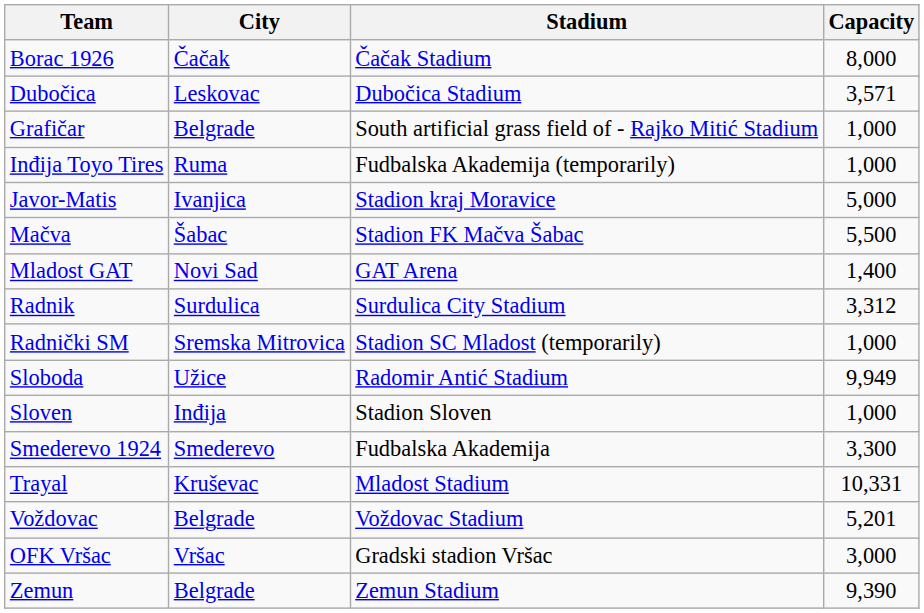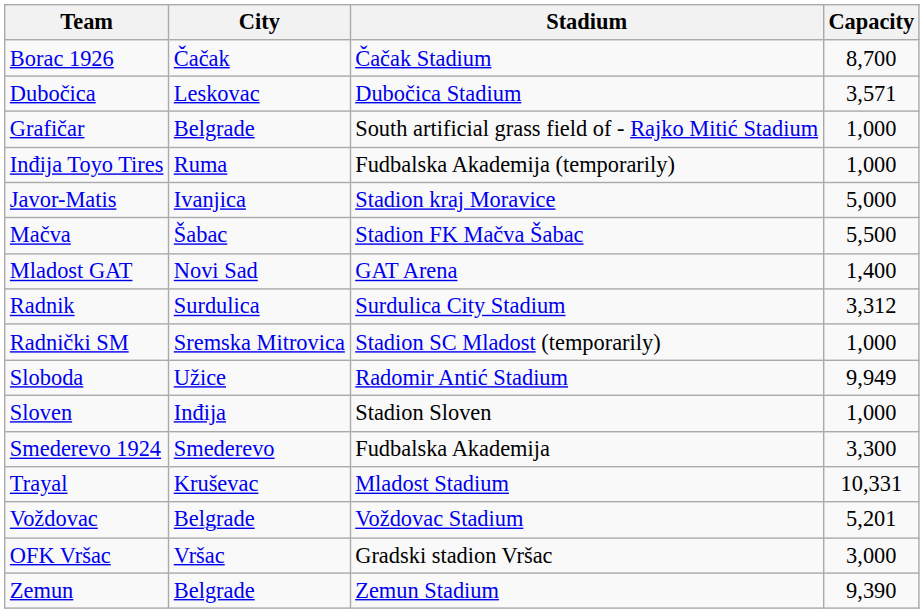(871, 57) 8,000 -> (871, 57) 8,700
